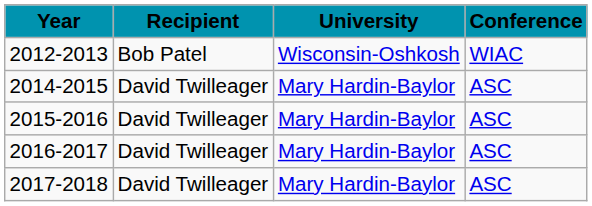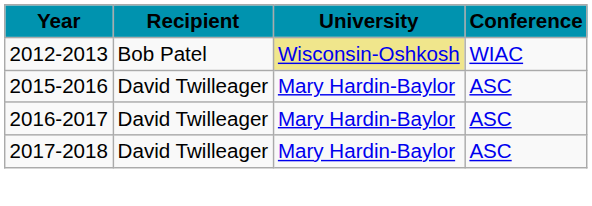(369, 54) no background -> (369, 54) khaki background
- row: (59, 86)
